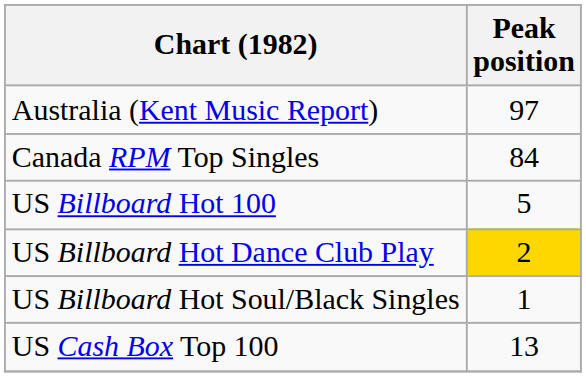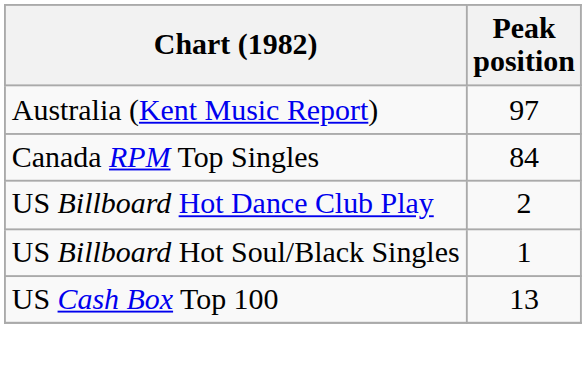- row: (144, 204)
(524, 251) gold background -> (524, 204) no background
